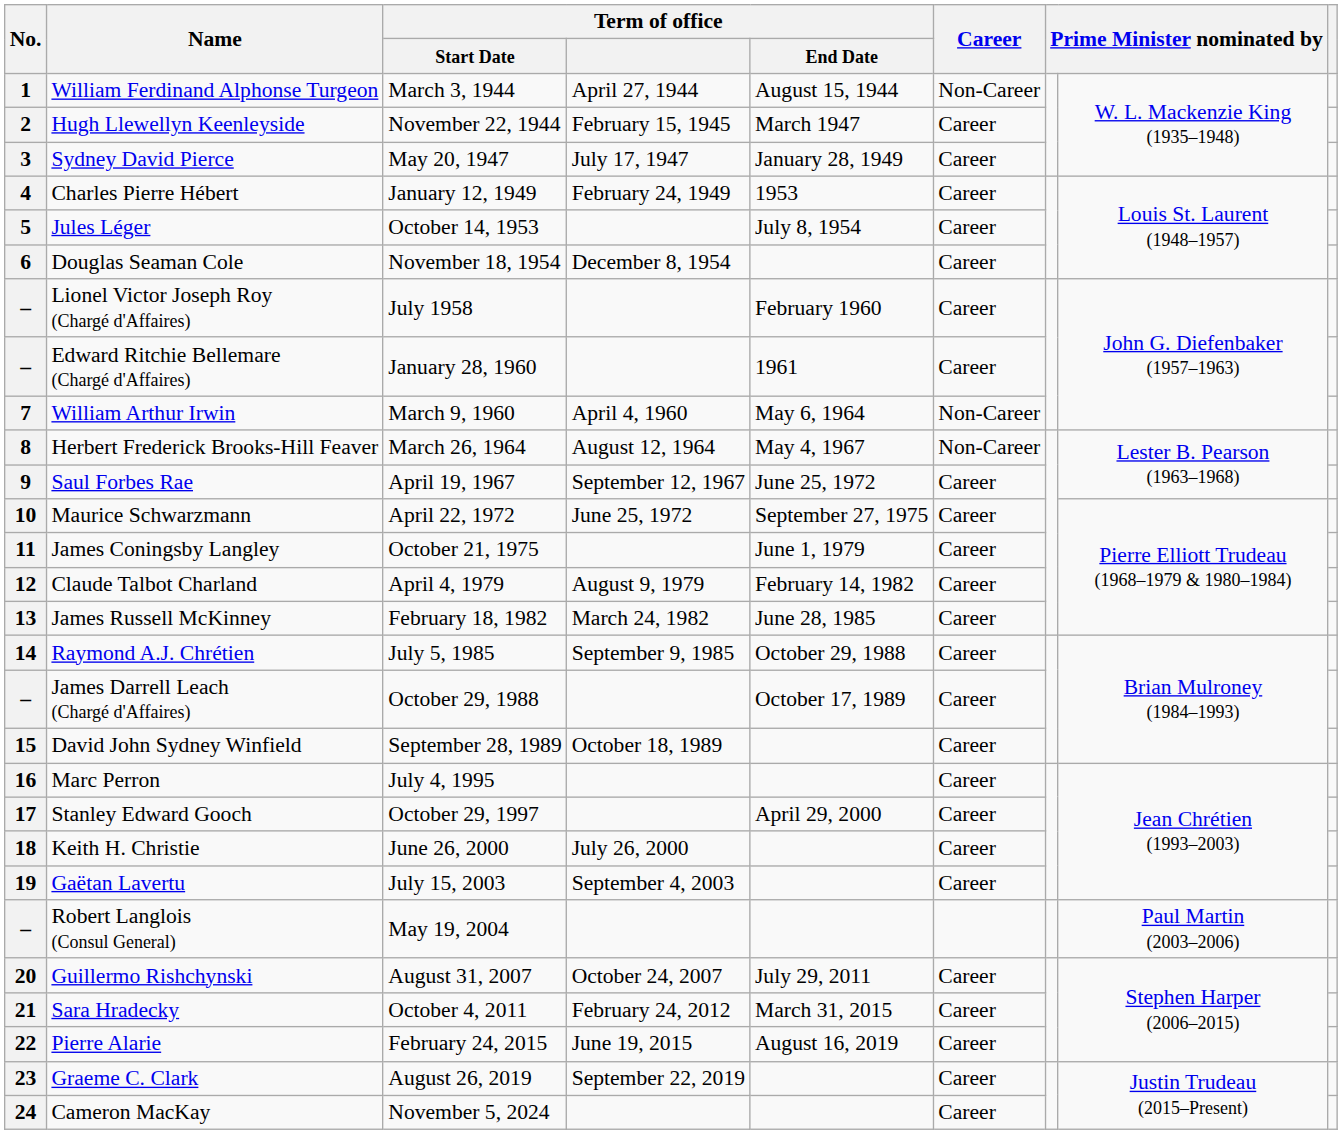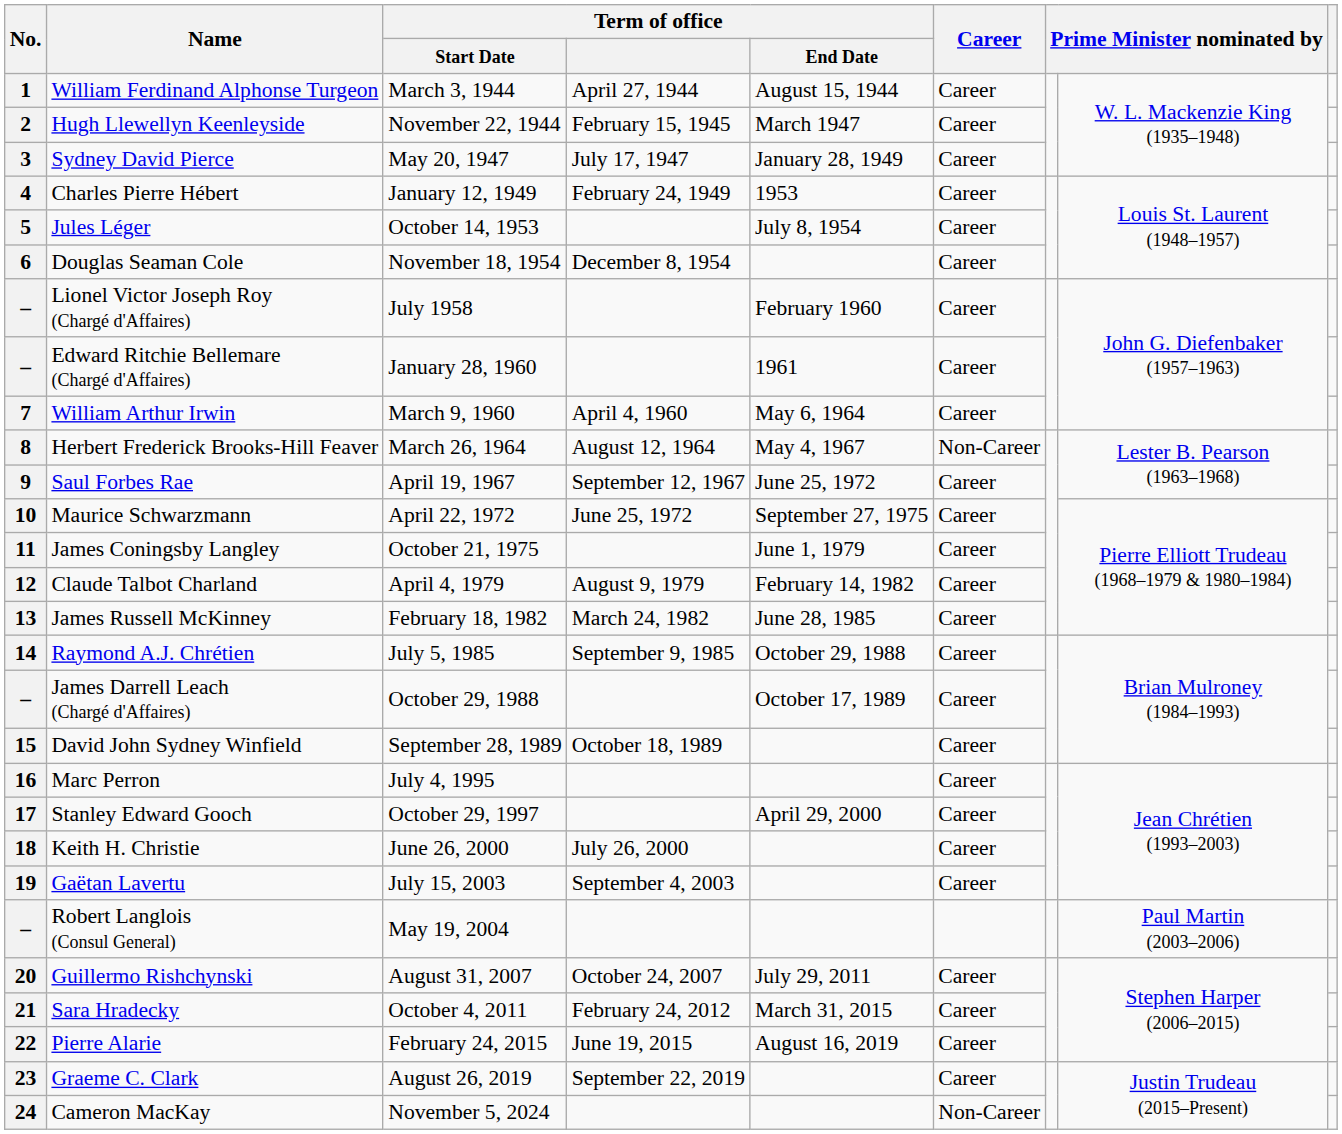(989, 90) Non-Career -> (967, 90) Career
(989, 412) Non-Career -> (967, 412) Career
(967, 1112) Career -> (989, 1112) Non-Career
